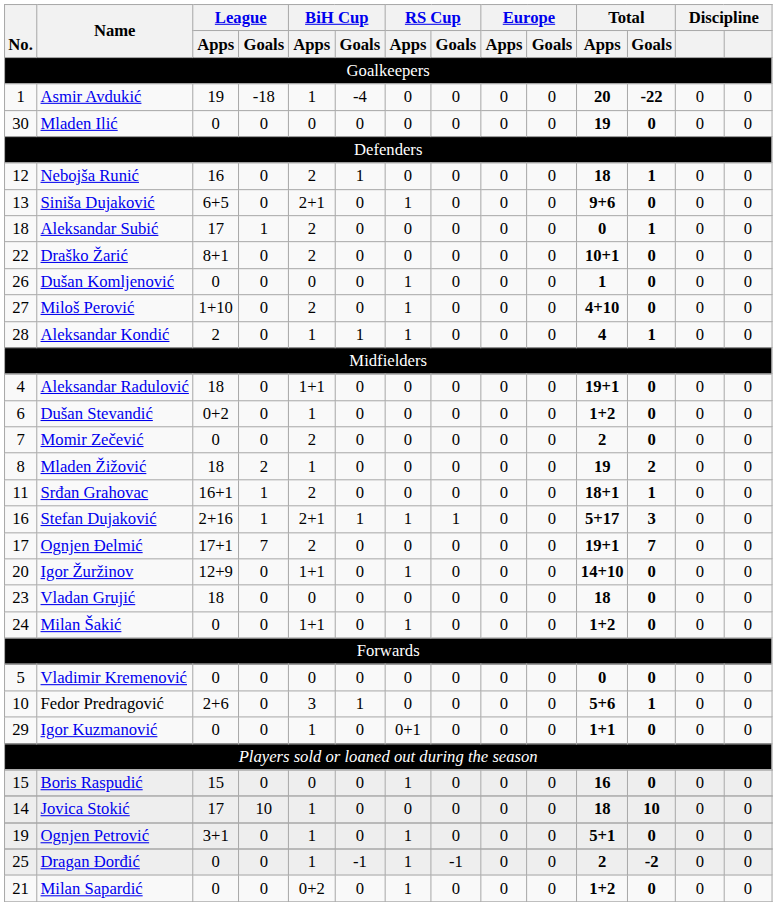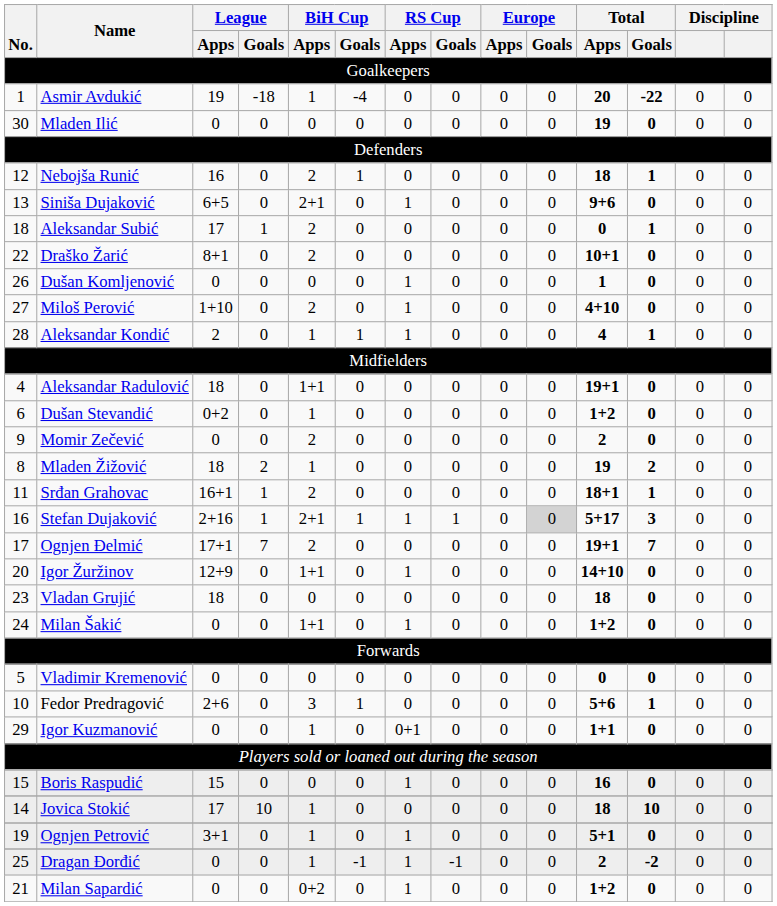(21, 439) 7 -> (21, 439) 9
(552, 519) no background -> (552, 519) lightgrey background
